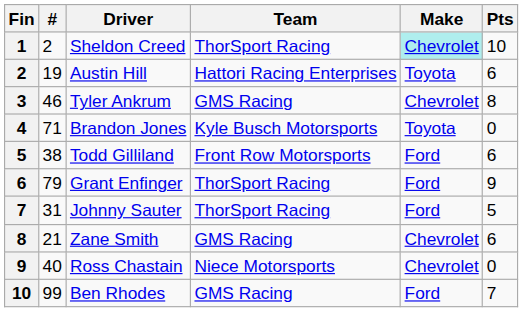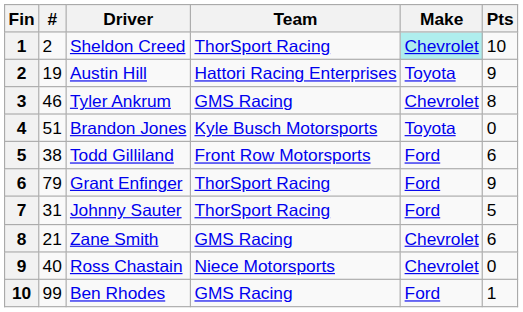(492, 73) 6 -> (492, 73) 9
(52, 128) 71 -> (52, 128) 51
(492, 293) 7 -> (492, 293) 1
